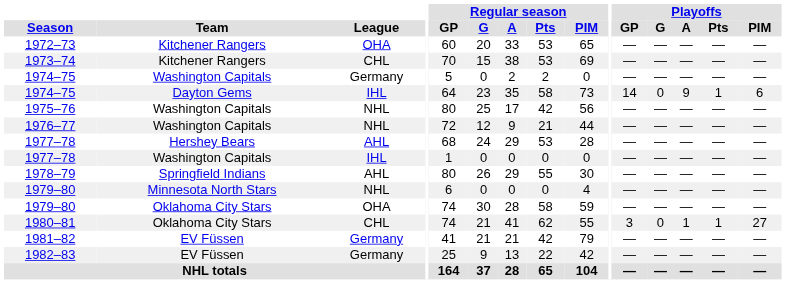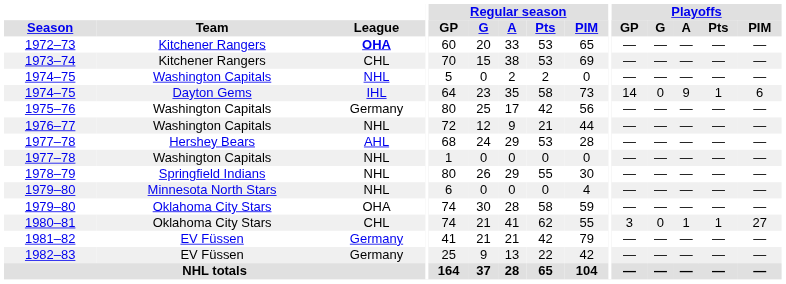(377, 44) normal -> (377, 44) bold
(377, 76) Germany -> (377, 76) NHL
(377, 109) NHL -> (377, 109) Germany
(377, 157) IHL -> (377, 157) NHL
(377, 174) AHL -> (377, 174) NHL
